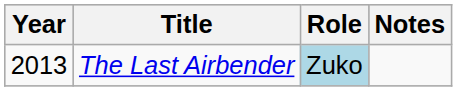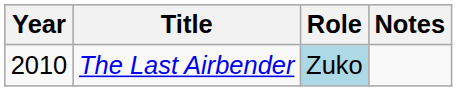(39, 65) 2013 -> (39, 65) 2010
